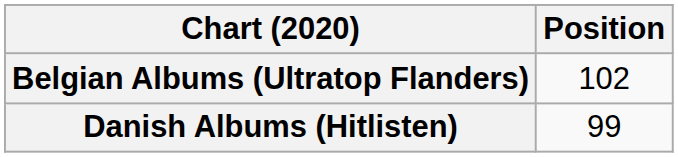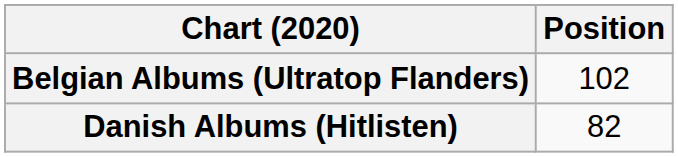(604, 126) 99 -> (604, 126) 82
